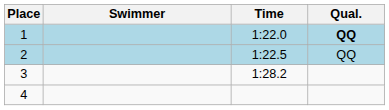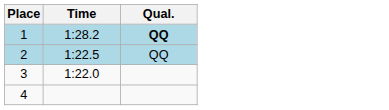- column: (137, 14)
(269, 34) 1:22.0 -> (82, 34) 1:28.2
(269, 74) 1:28.2 -> (82, 74) 1:22.0
